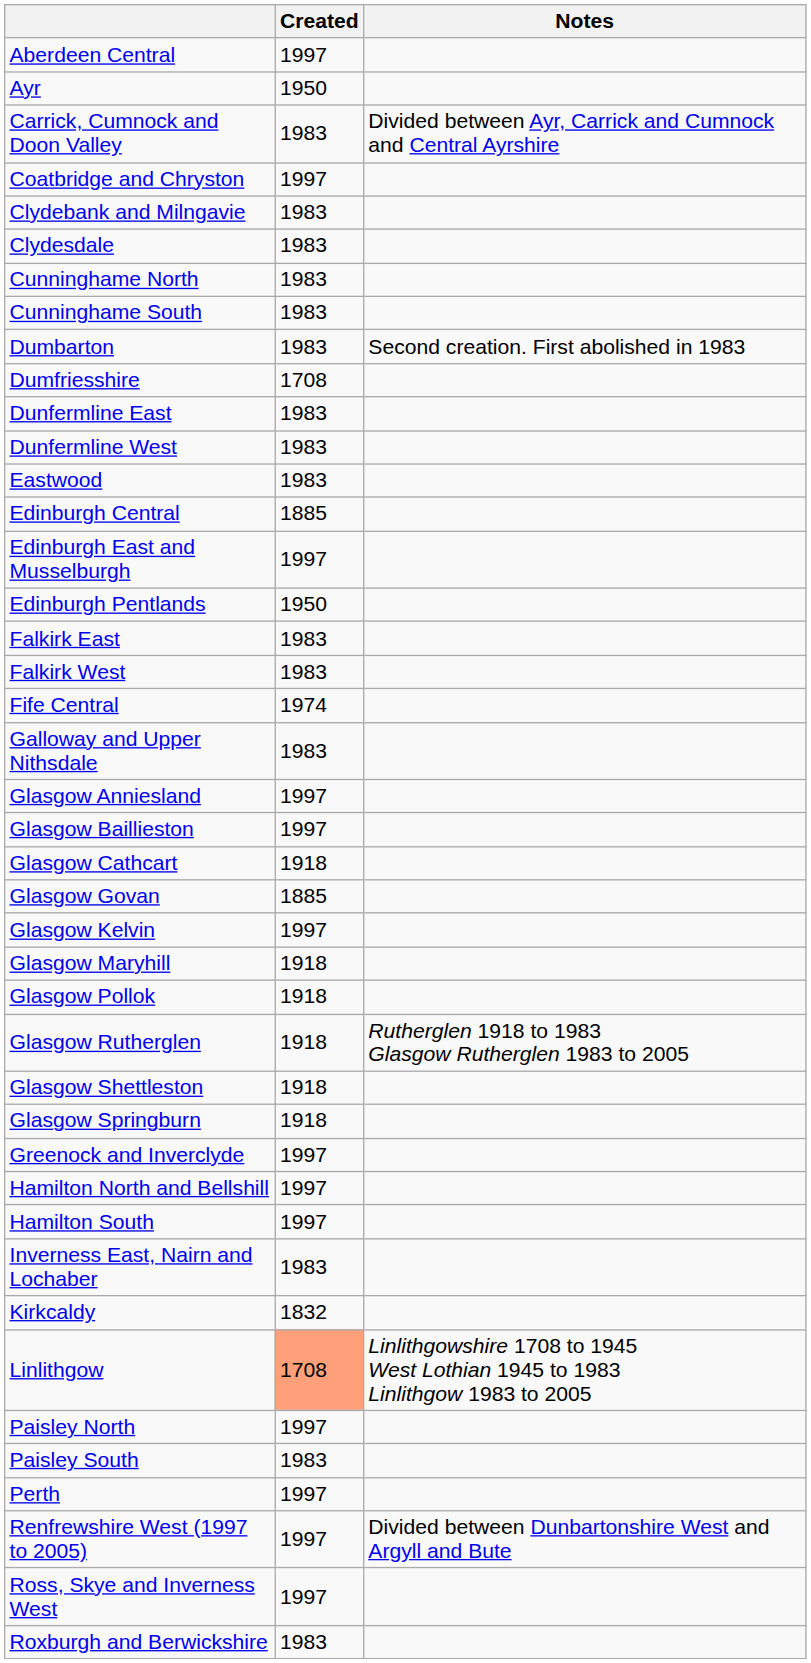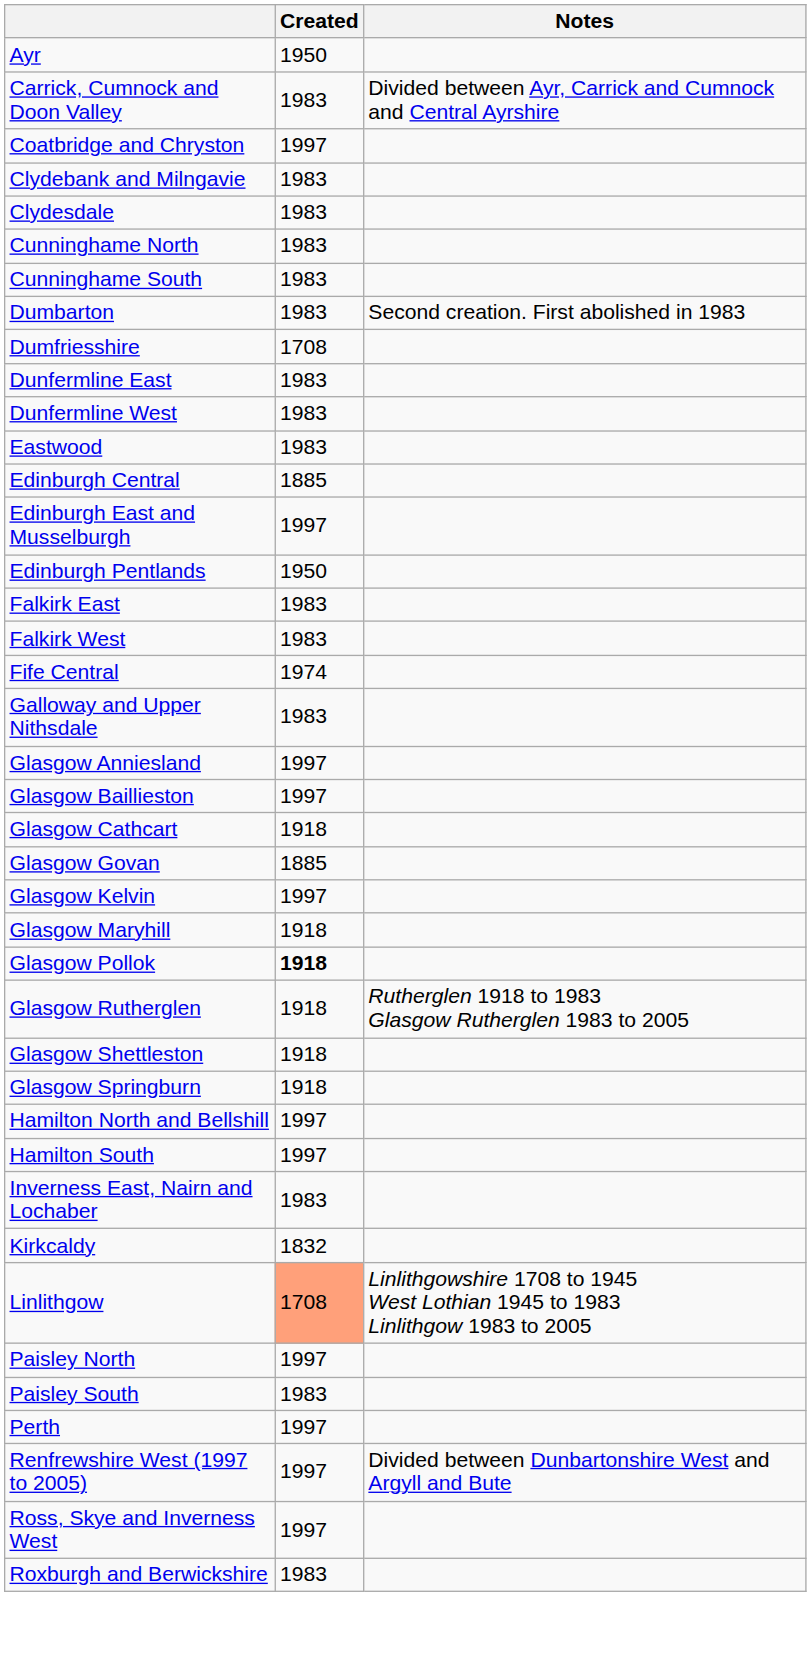- row: (92, 54)
(303, 996) normal -> (303, 963) bold
- row: (127, 1154)
